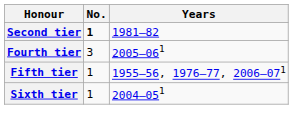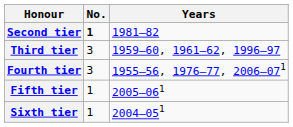+ row: (44, 50)
(138, 51) 2005–061 -> (199, 70) 1955–56, 1976–77, 2006–071
(199, 72) 1955–56, 1976–77, 2006–071 -> (138, 91) 2005–061
